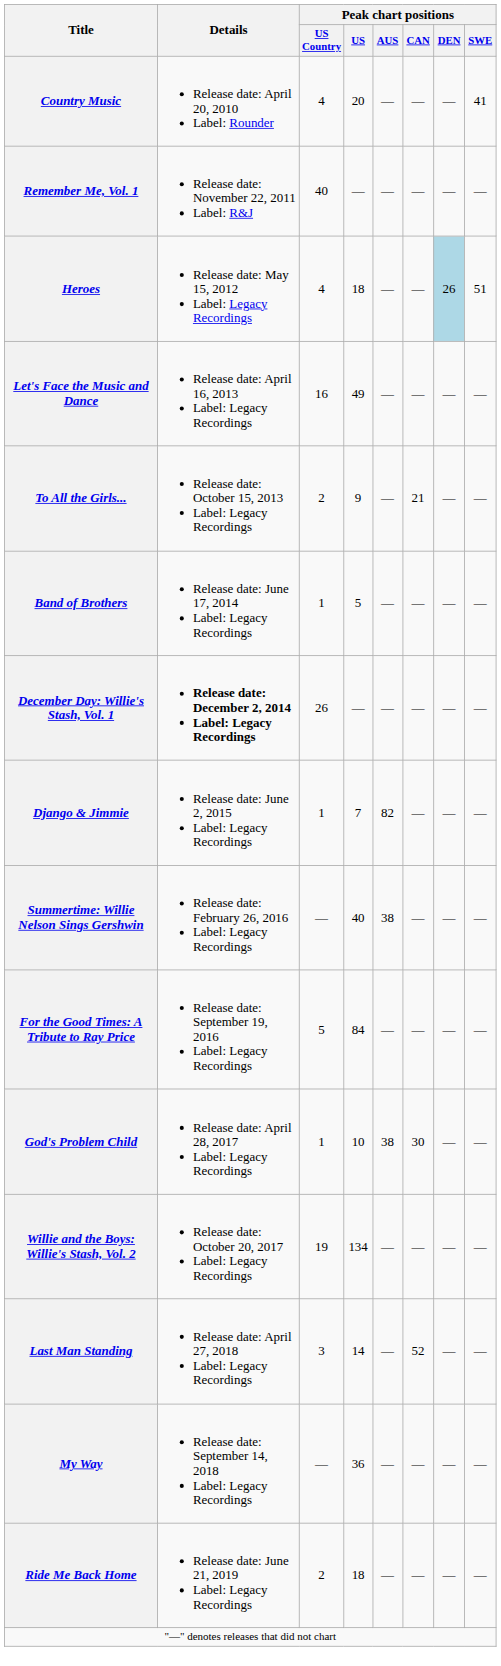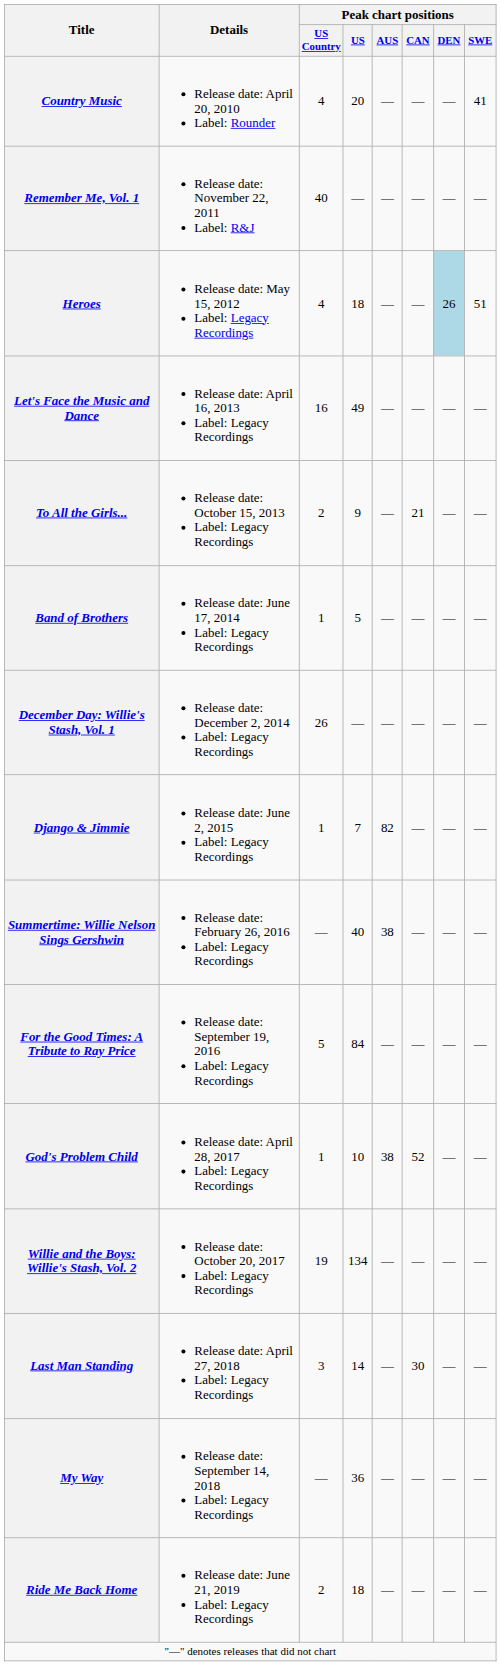(229, 715) bold -> (229, 730) normal
(418, 1141) 30 -> (418, 1156) 52
(418, 1351) 52 -> (418, 1366) 30
